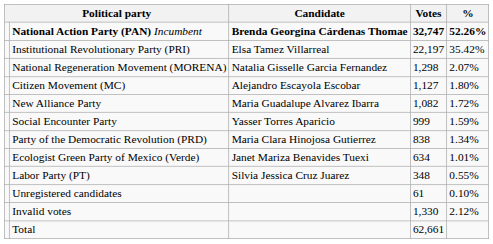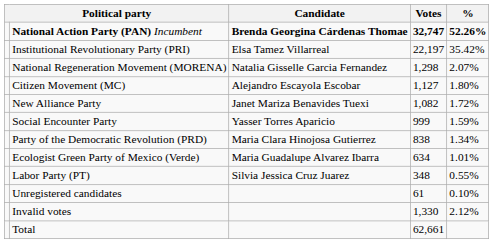(305, 103) Maria Guadalupe Alvarez Ibarra -> (300, 103) Janet Mariza Benavides Tuexi
(300, 157) Janet Mariza Benavides Tuexi -> (305, 157) Maria Guadalupe Alvarez Ibarra
